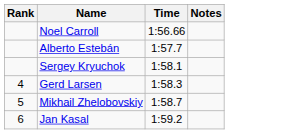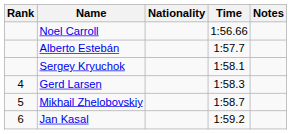+ column: (177, 13)
